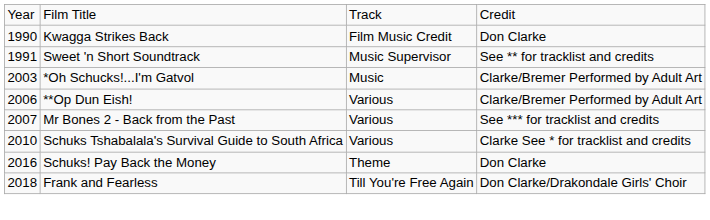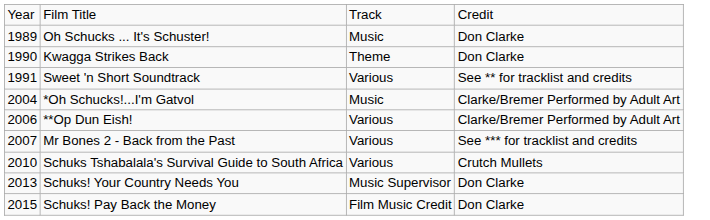+ row: (126, 36)
(400, 36) Film Music Credit -> (370, 57) Theme
(400, 57) Music Supervisor -> (371, 78) Various
(22, 78) 2003 -> (22, 99) 2004
(585, 141) Clarke See * for tracklist and credits -> (500, 162) Crutch Mullets
+ row: (141, 183)
(22, 162) 2016 -> (22, 204) 2015
(370, 162) Theme -> (400, 204) Film Music Credit
- row: (100, 183)
